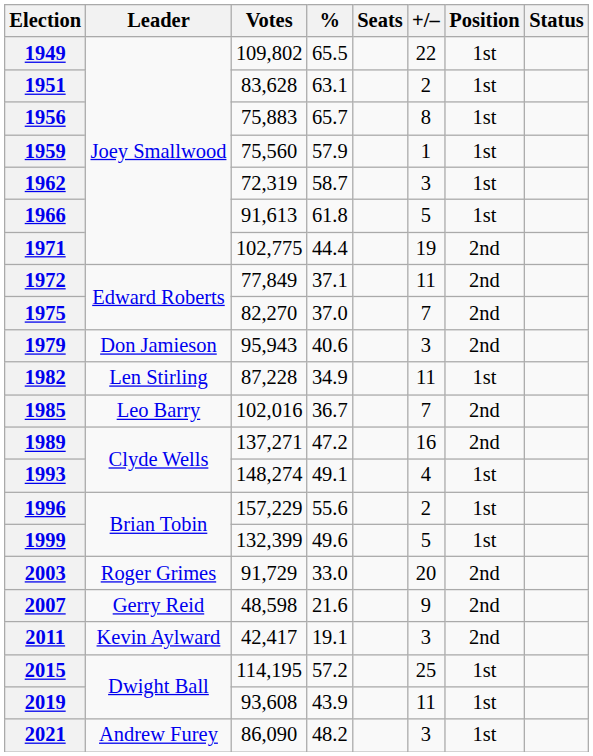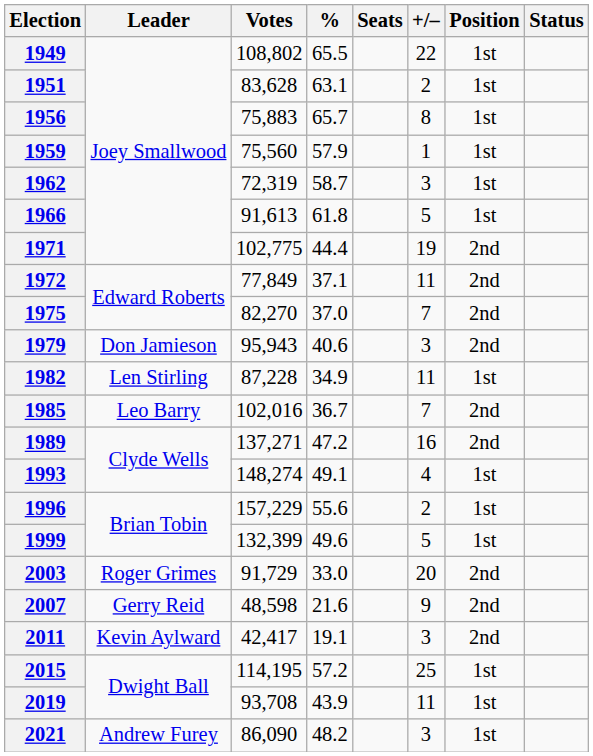(269, 53) 109,802 -> (269, 53) 108,802
(269, 702) 93,608 -> (269, 702) 93,708
